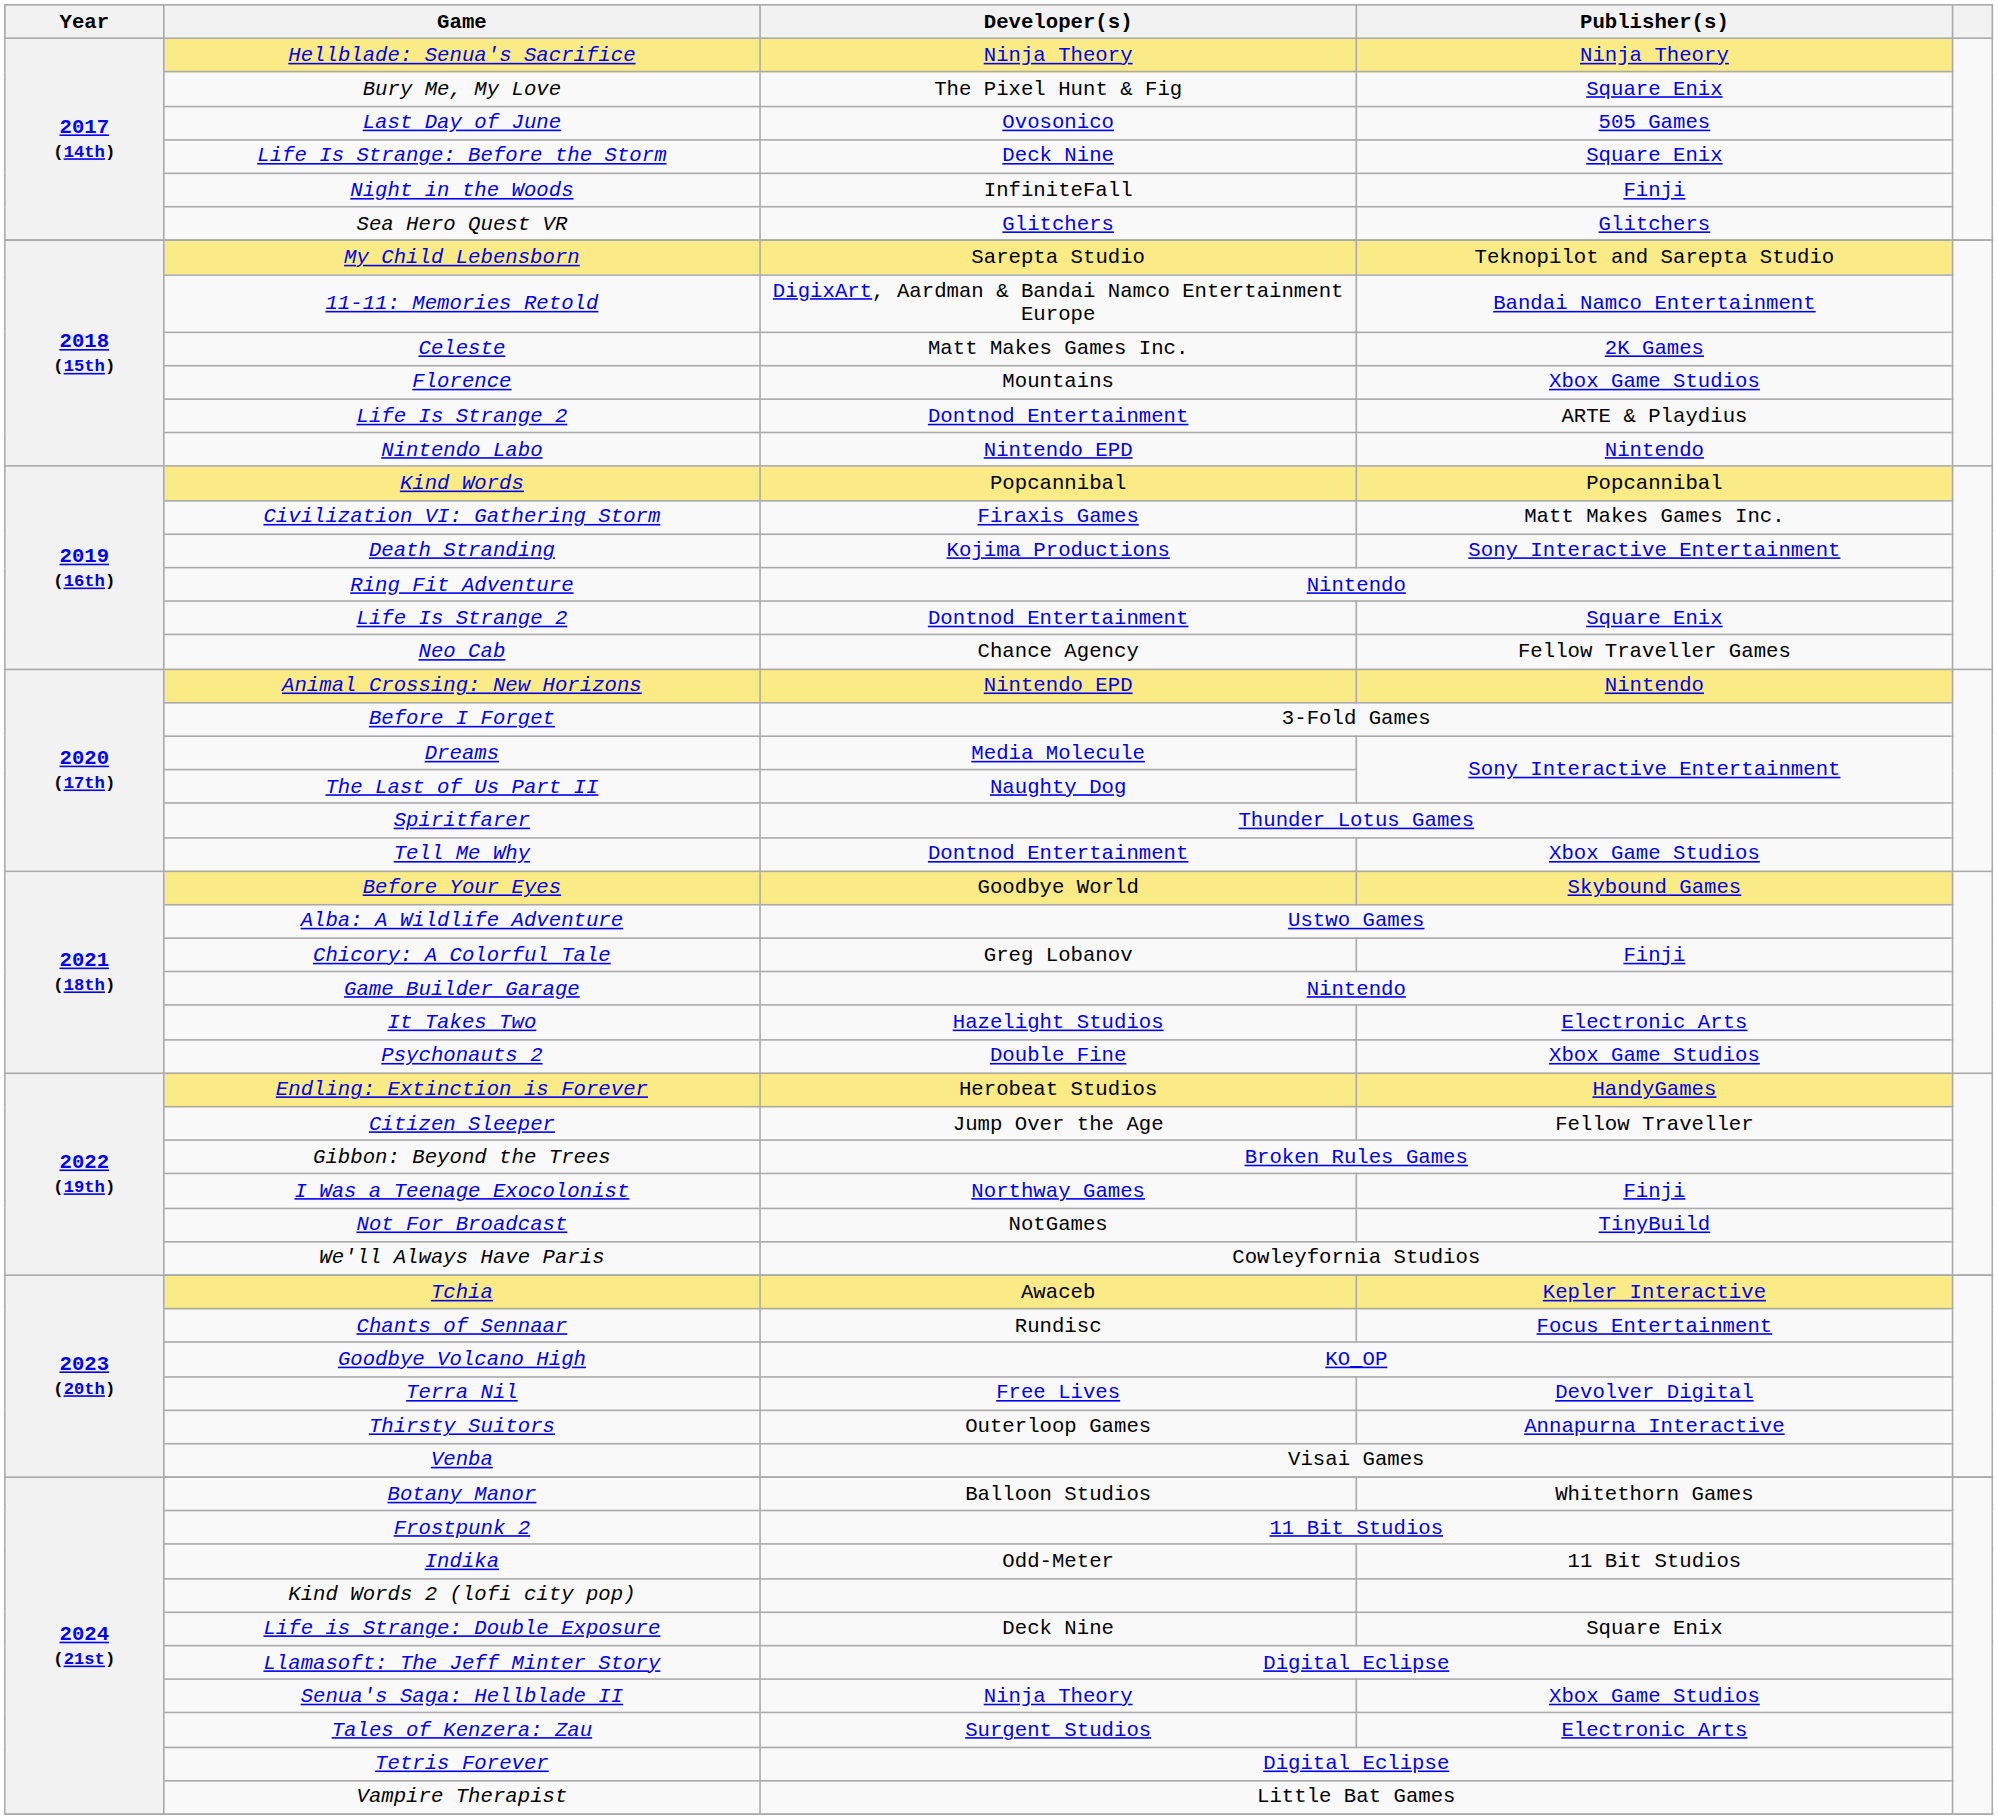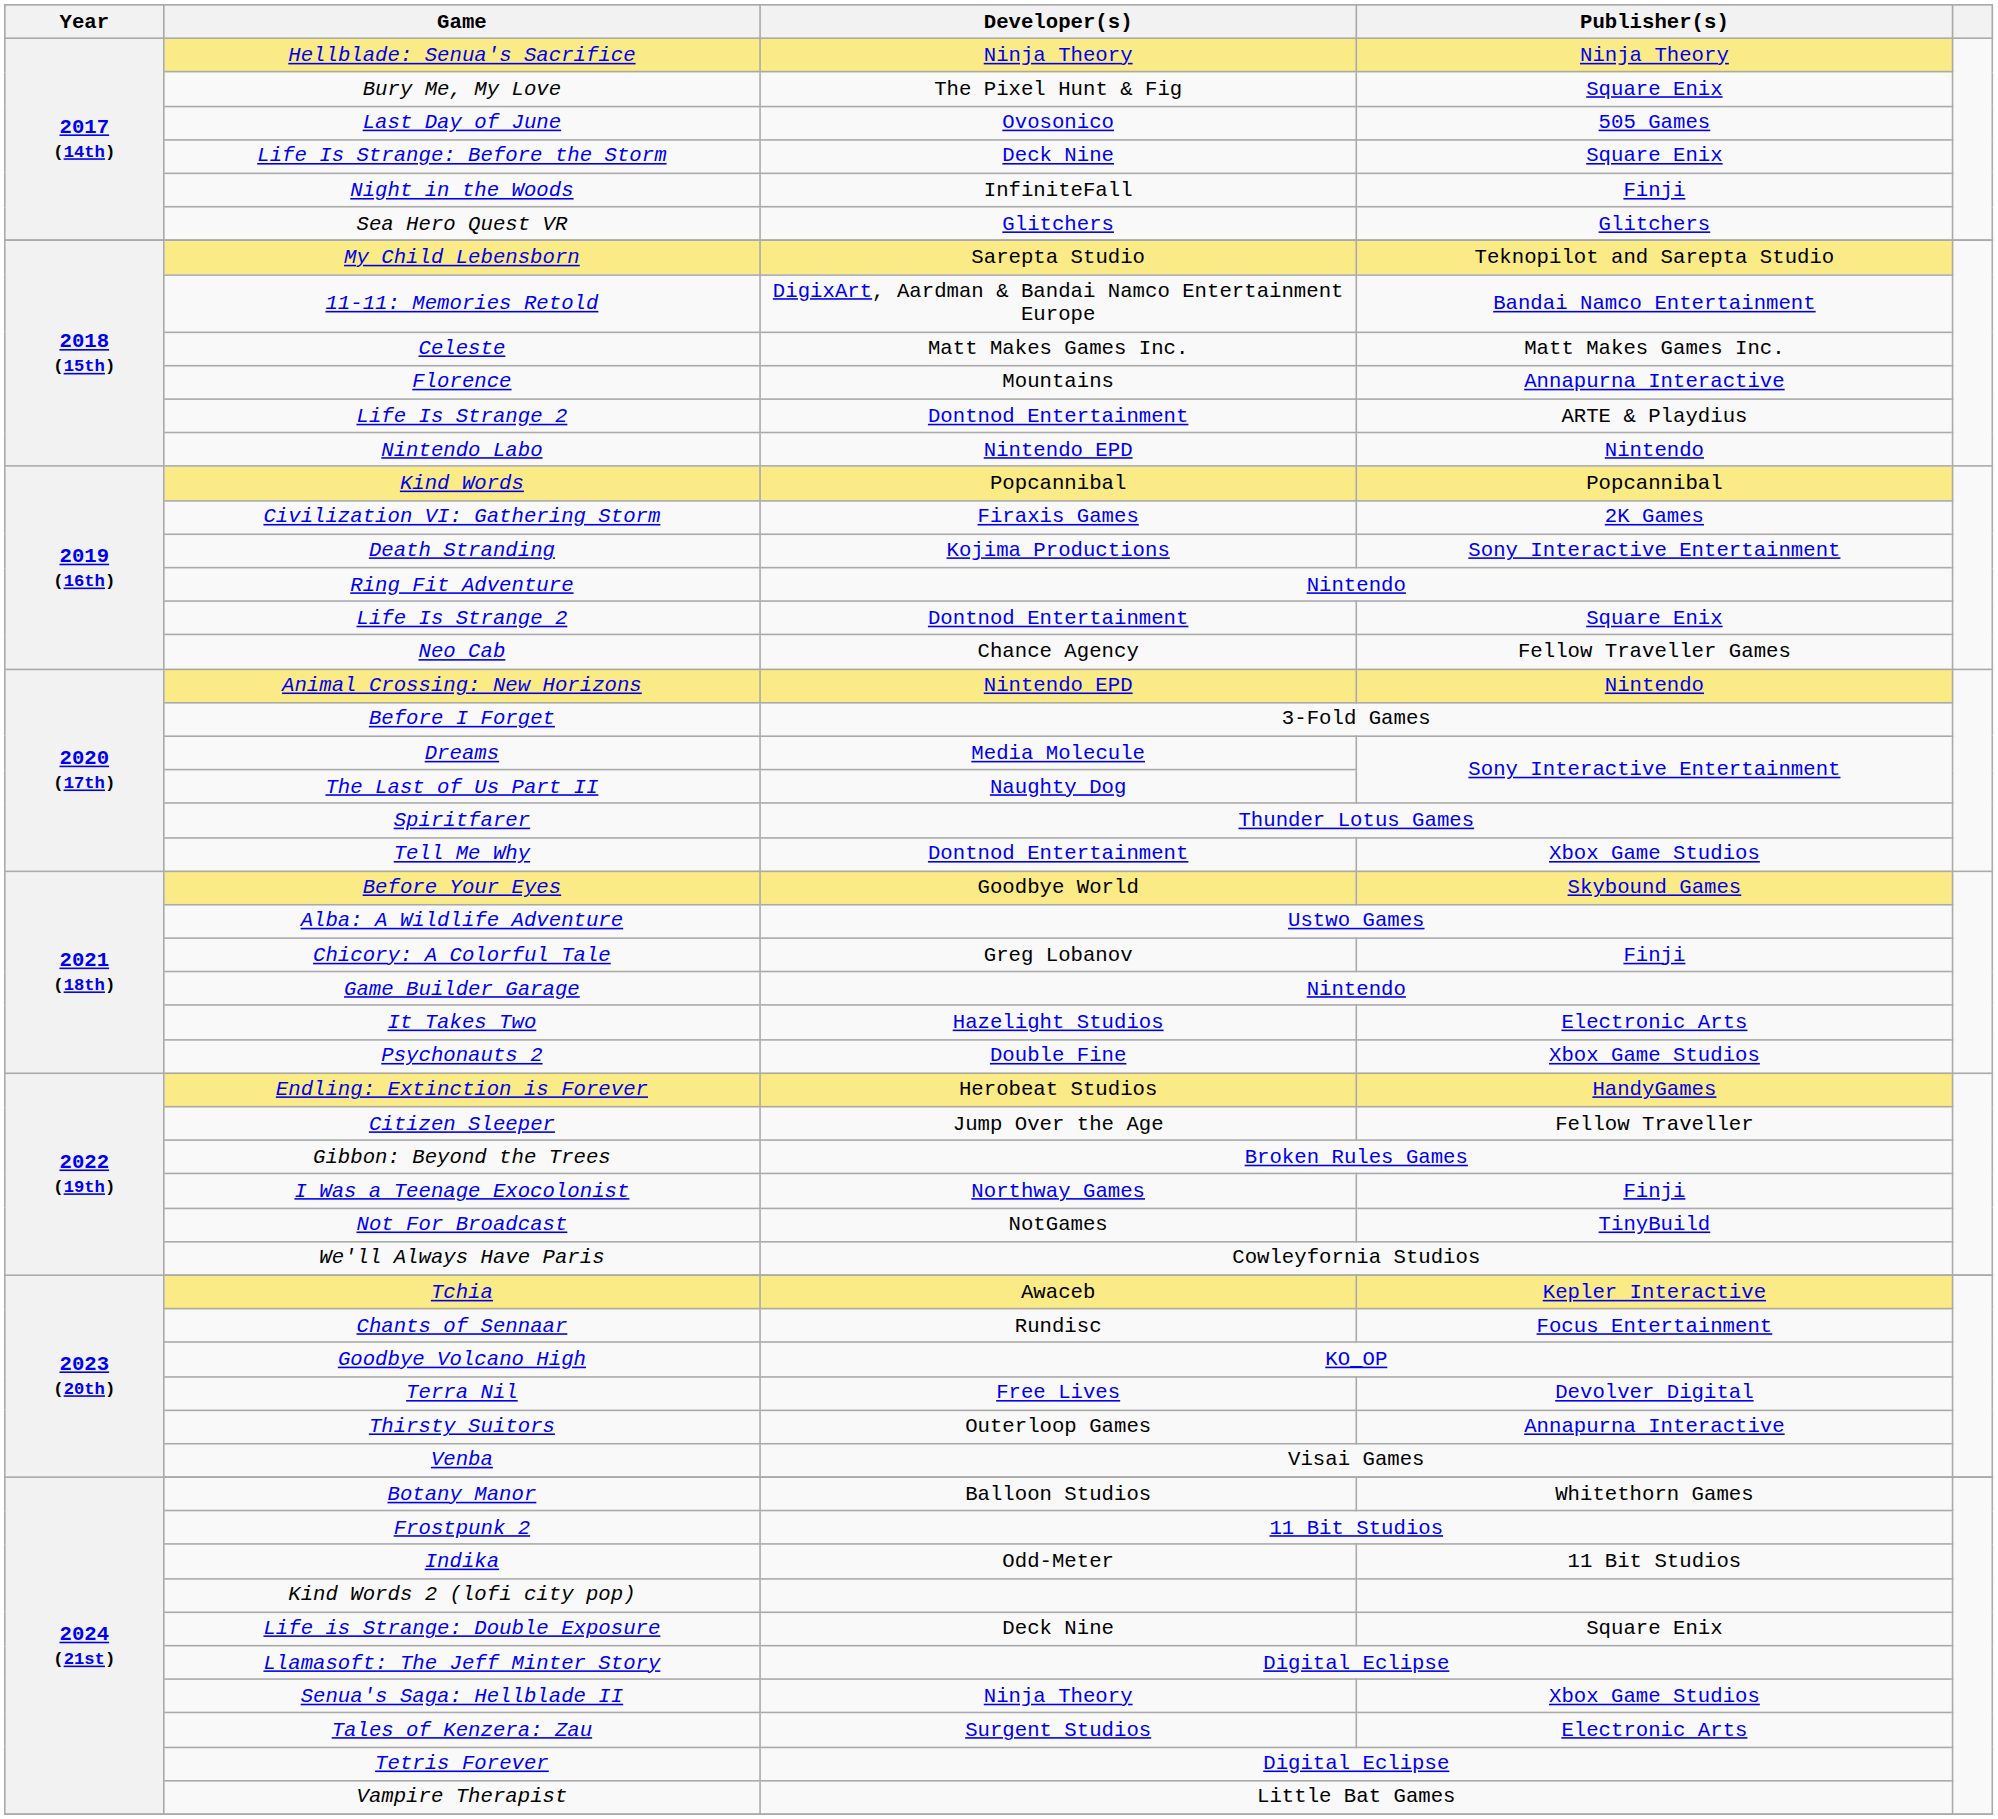(1654, 349) 2K Games -> (1654, 349) Matt Makes Games Inc.
(1654, 382) Xbox Game Studios -> (1654, 382) Annapurna Interactive
(1654, 517) Matt Makes Games Inc. -> (1654, 517) 2K Games
